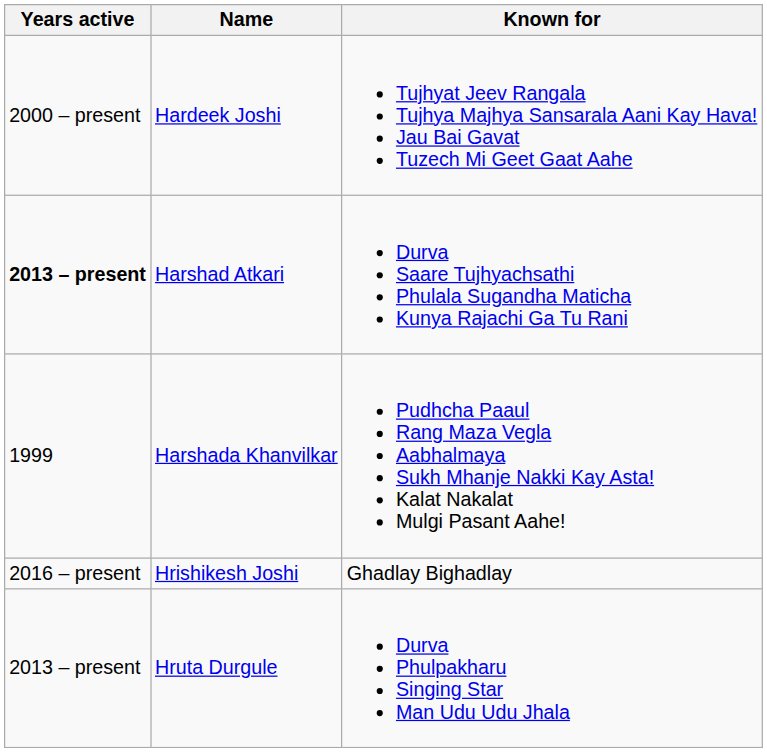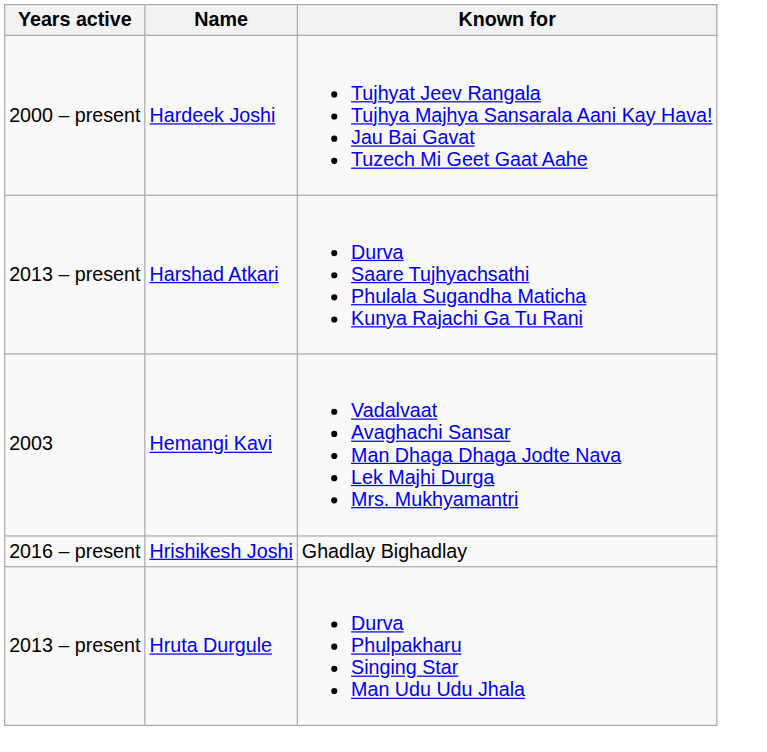(78, 274) bold -> (75, 274) normal
- row: (246, 455)
+ row: (211, 444)
